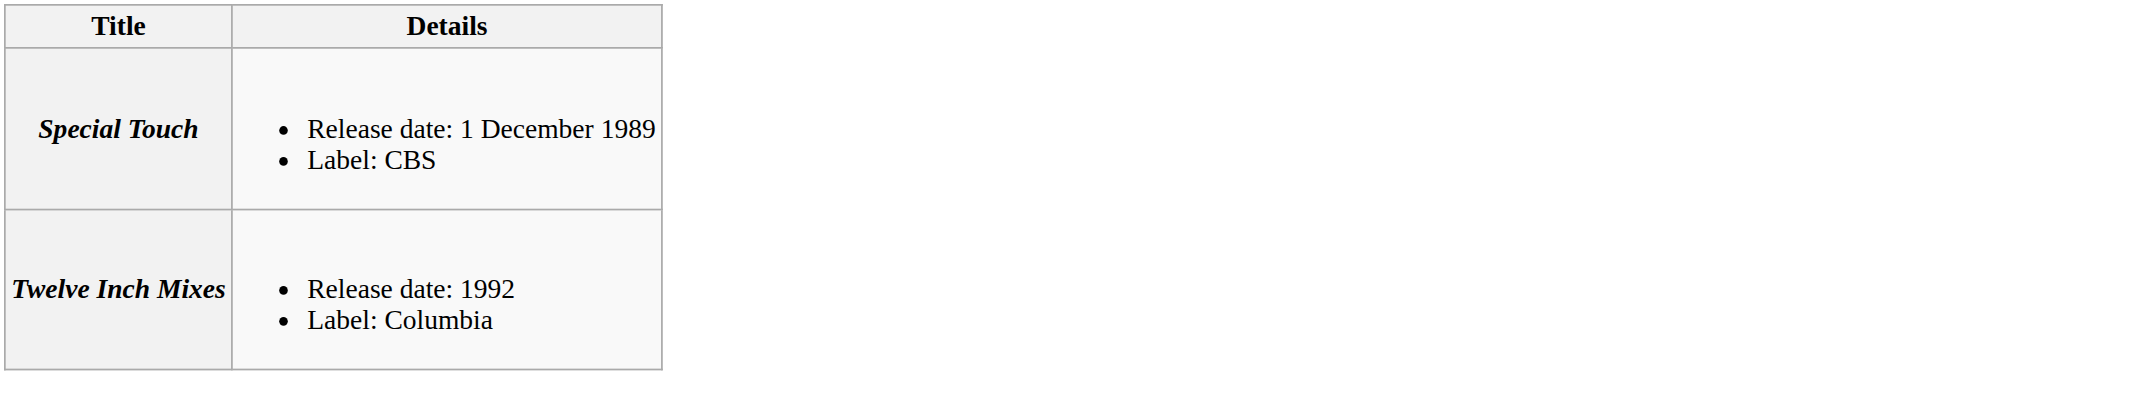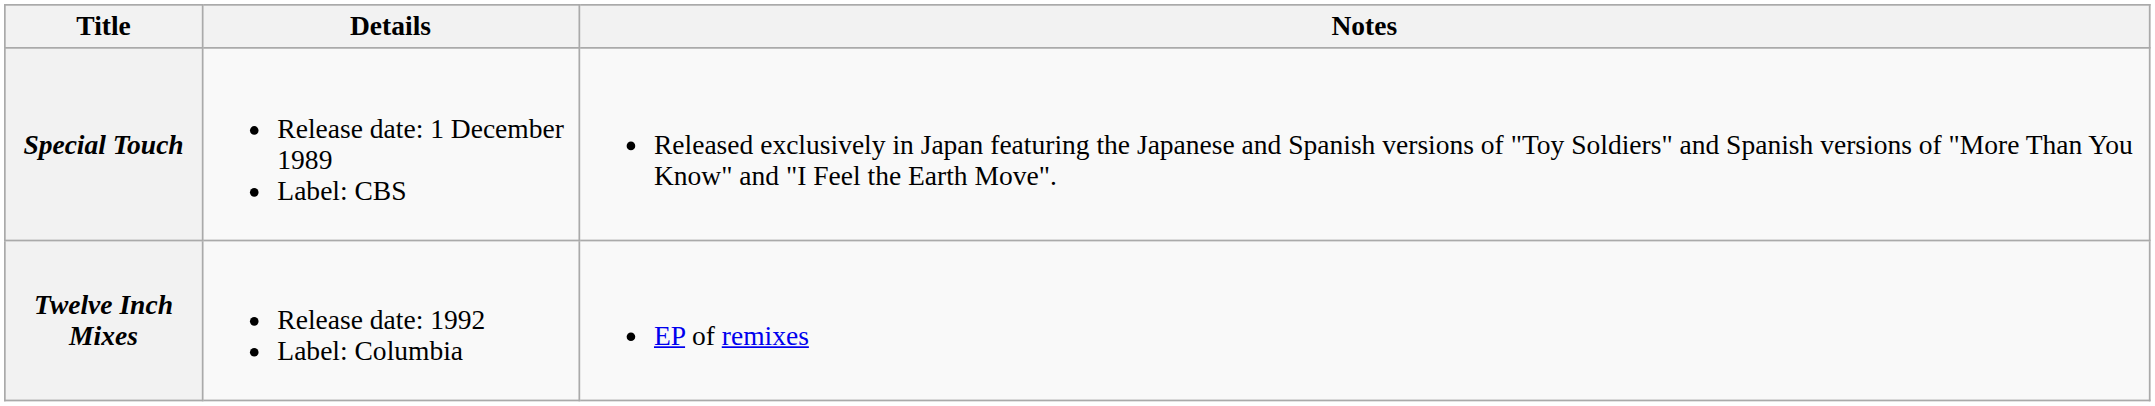+ column: (1364, 26)
